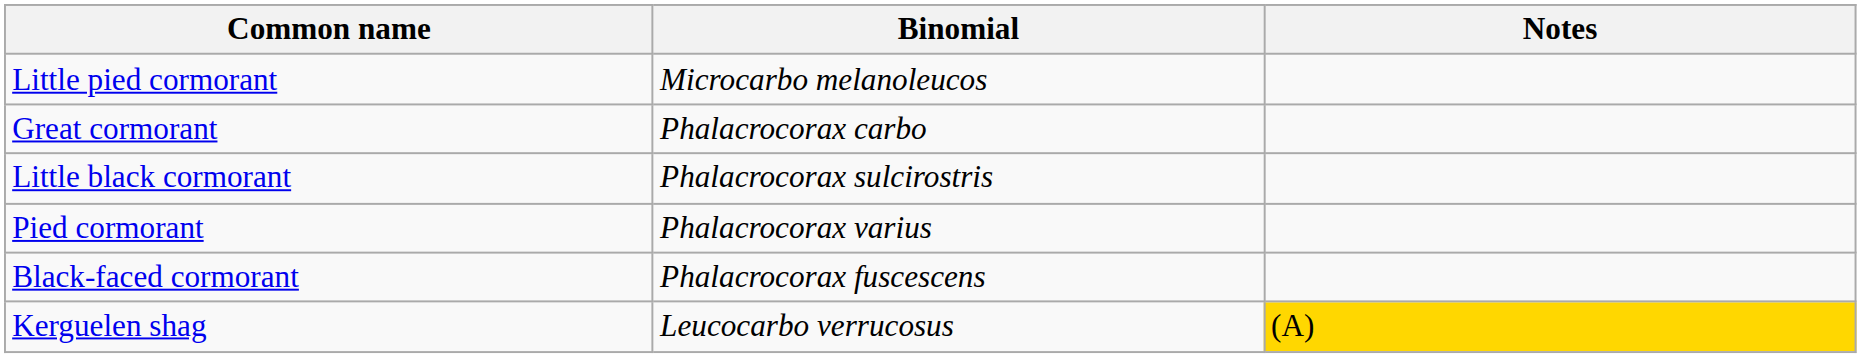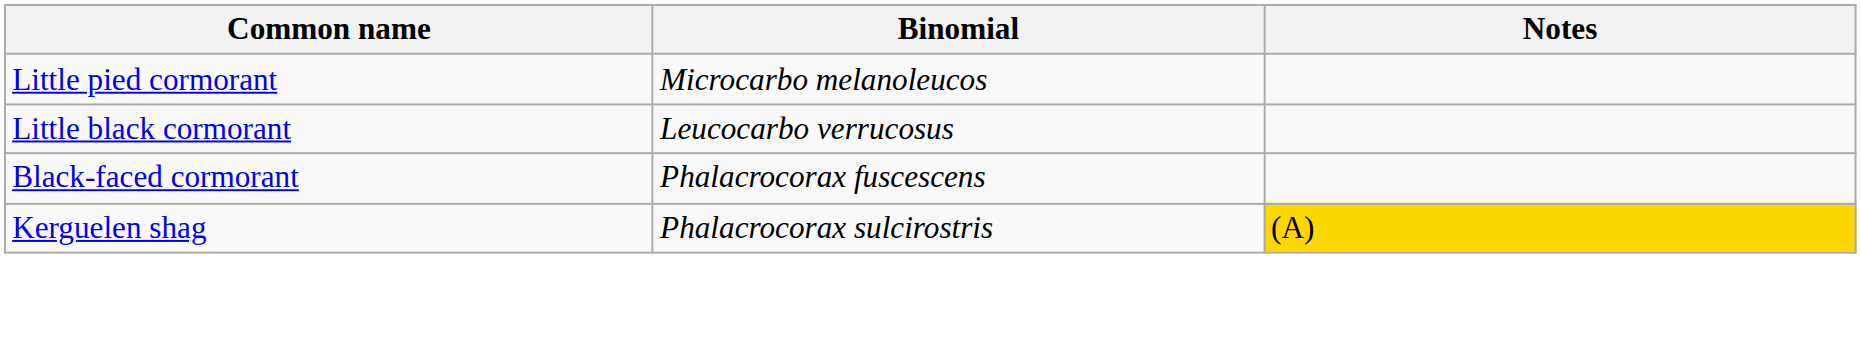- row: (115, 128)
(827, 177) Phalacrocorax sulcirostris -> (807, 128) Leucocarbo verrucosus
- row: (108, 227)
(807, 326) Leucocarbo verrucosus -> (827, 227) Phalacrocorax sulcirostris
